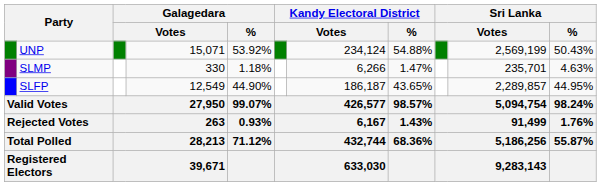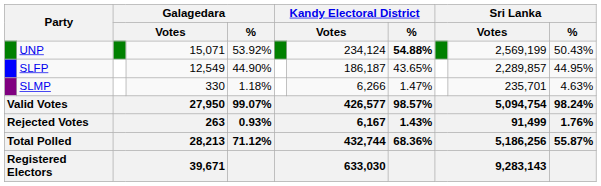(413, 50) normal -> (413, 50) bold
rows swapped: (34, 86) <-> (35, 68)
